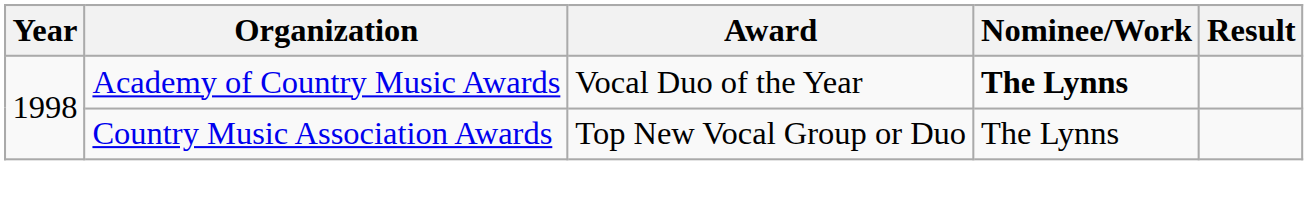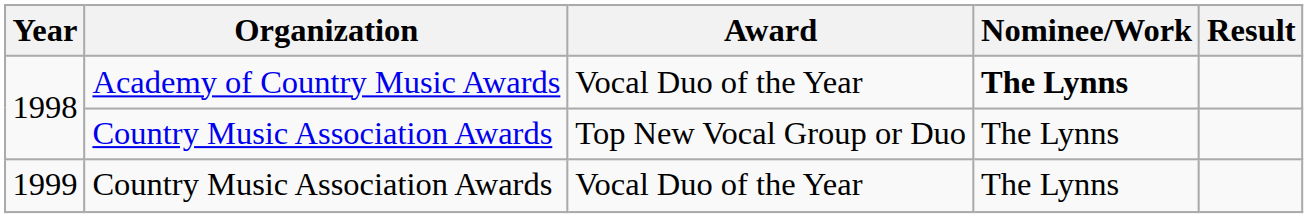+ row: (45, 184)
